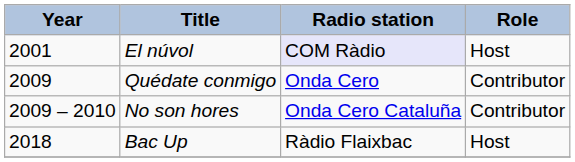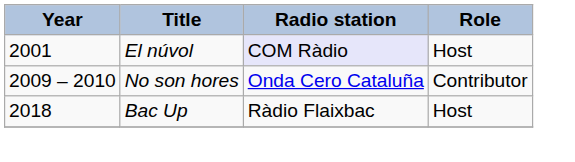- row: (200, 80)
